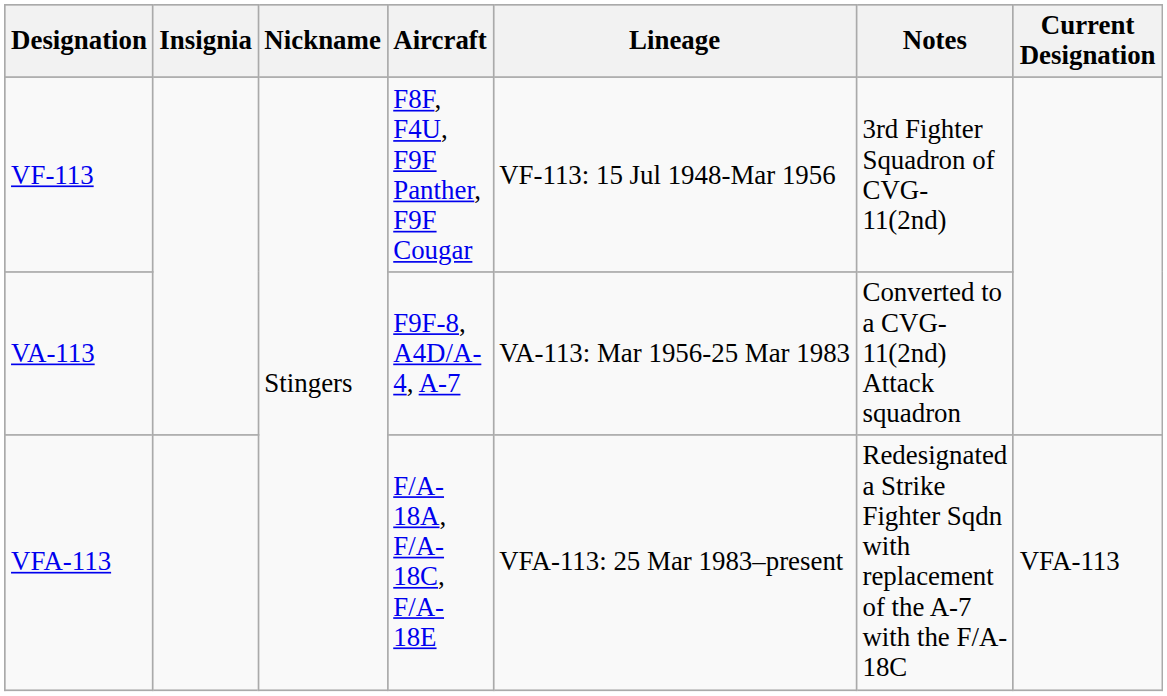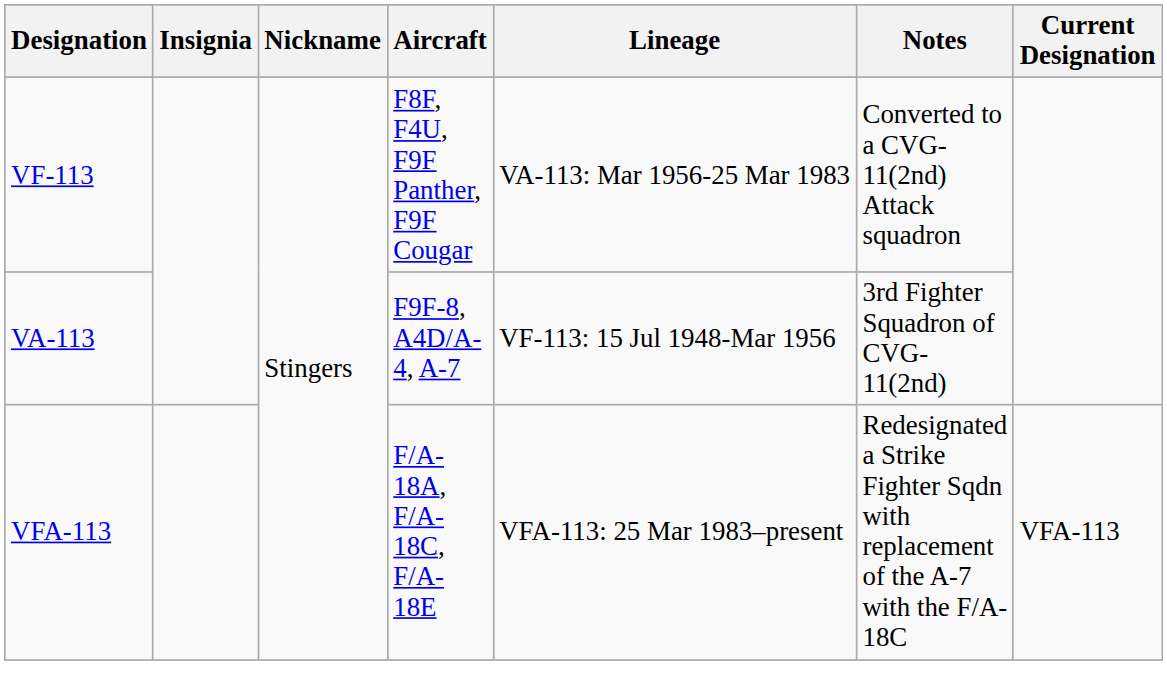(667, 174) VF-113: 15 Jul 1948-Mar 1956 -> (675, 174) VA-113: Mar 1956-25 Mar 1983
(929, 174) 3rd Fighter Squadron of CVG-11(2nd) -> (932, 174) Converted to a CVG-11(2nd) Attack squadron
(675, 352) VA-113: Mar 1956-25 Mar 1983 -> (667, 337) VF-113: 15 Jul 1948-Mar 1956
(932, 352) Converted to a CVG-11(2nd) Attack squadron -> (929, 337) 3rd Fighter Squadron of CVG-11(2nd)
